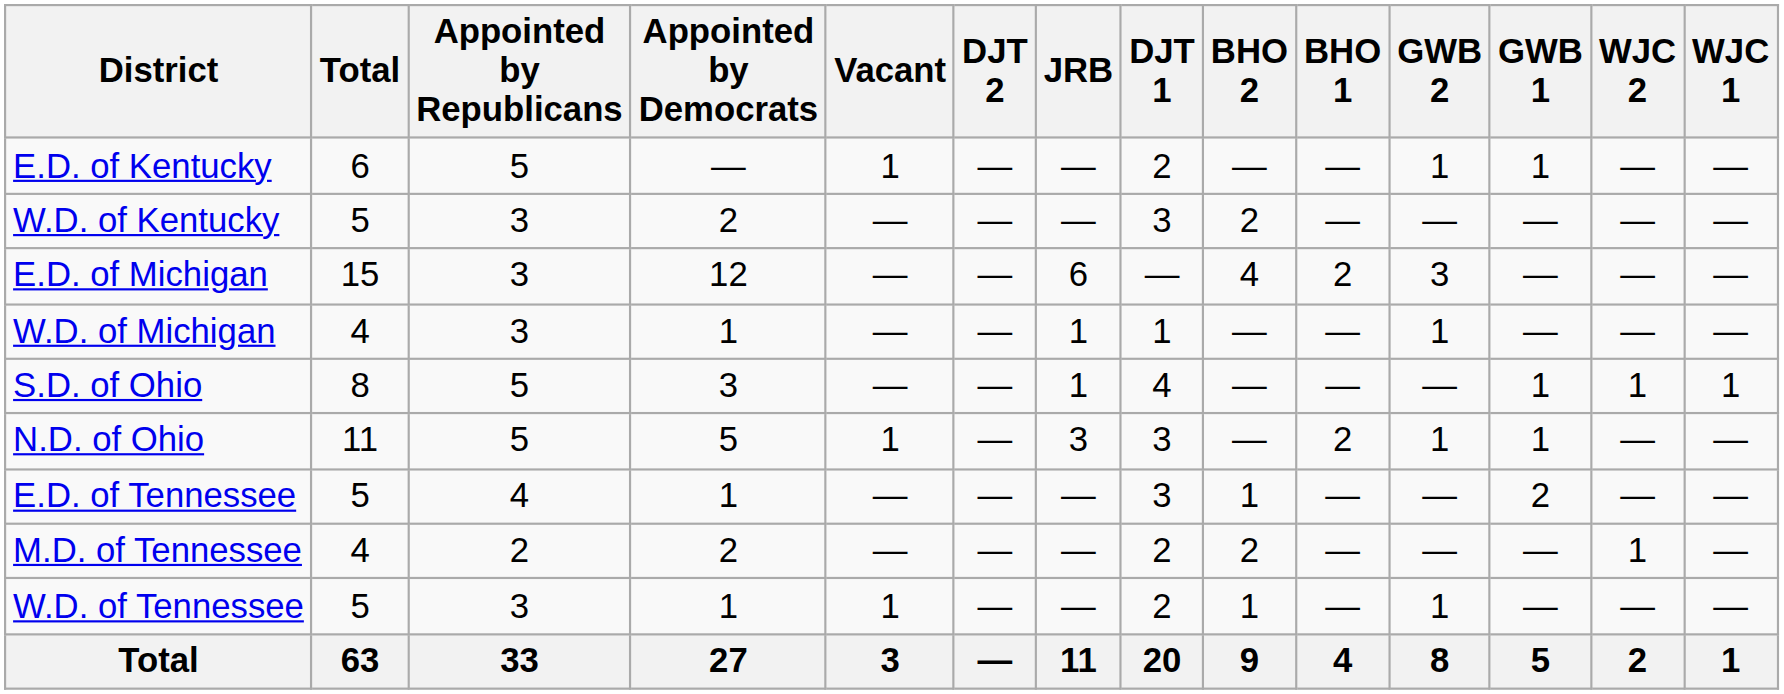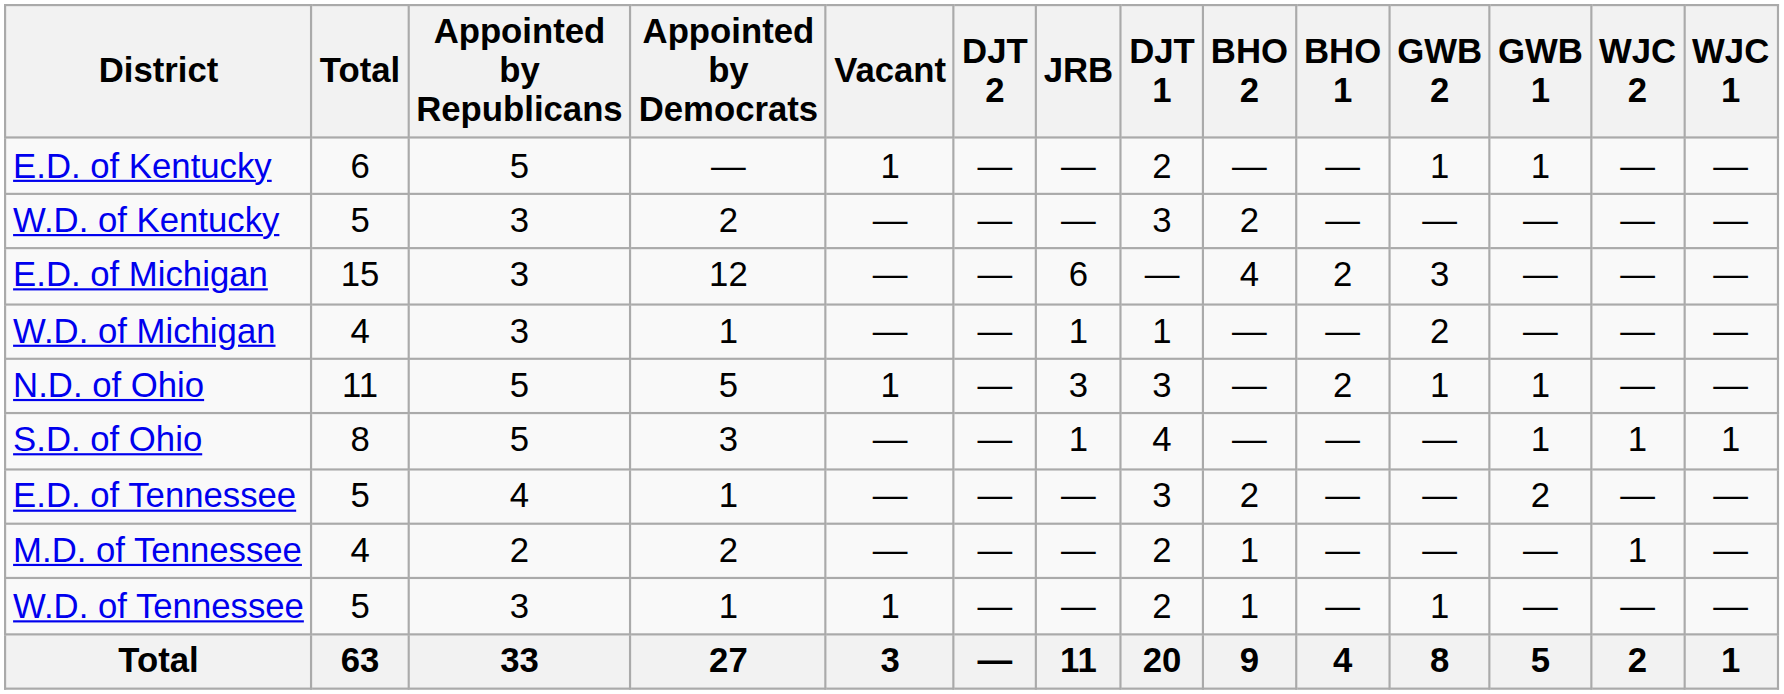(1440, 330) 1 -> (1440, 330) 2
rows swapped: (109, 440) <-> (108, 385)
(1249, 495) 1 -> (1249, 495) 2
(1249, 550) 2 -> (1249, 550) 1
